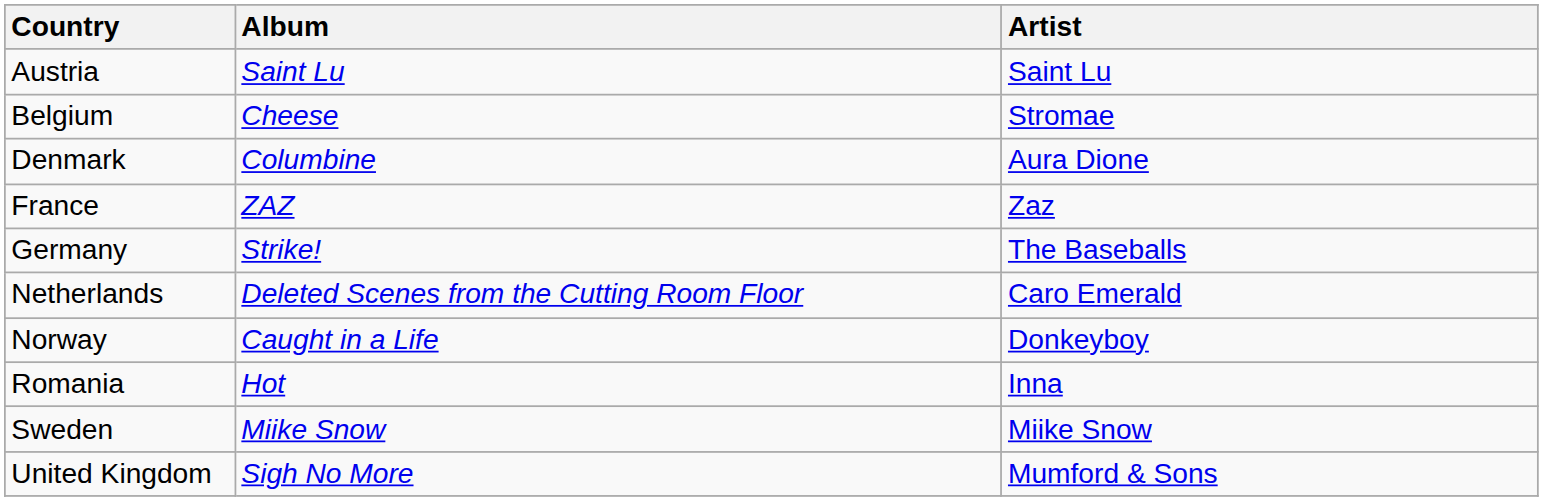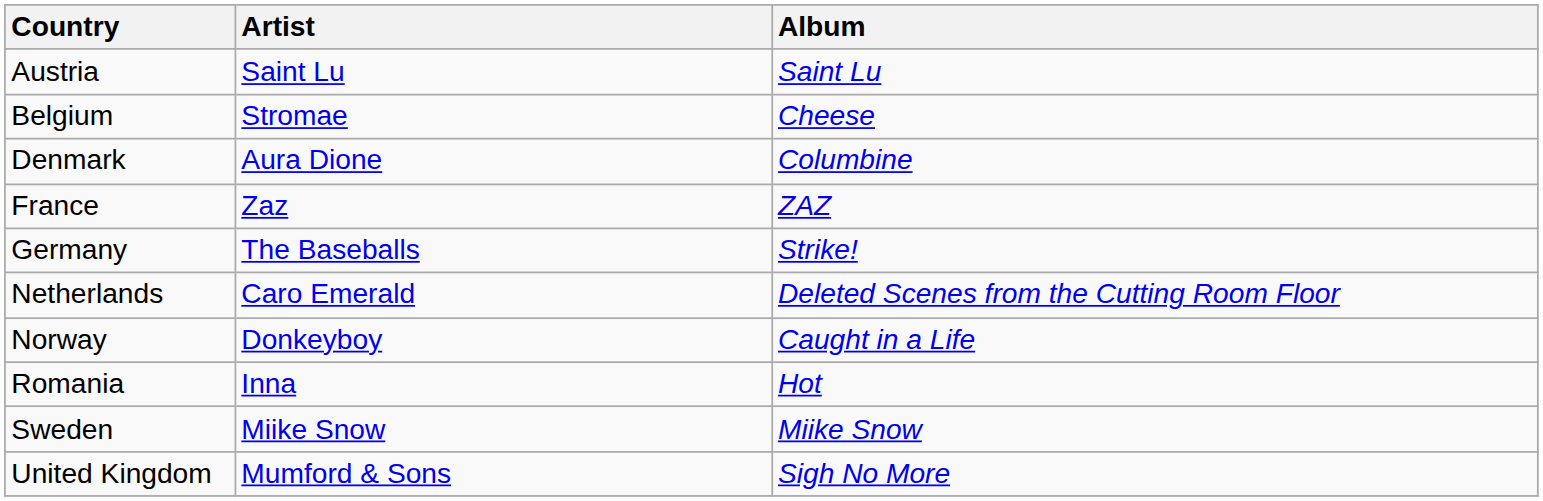columns swapped: (1045, 26) <-> (285, 26)
